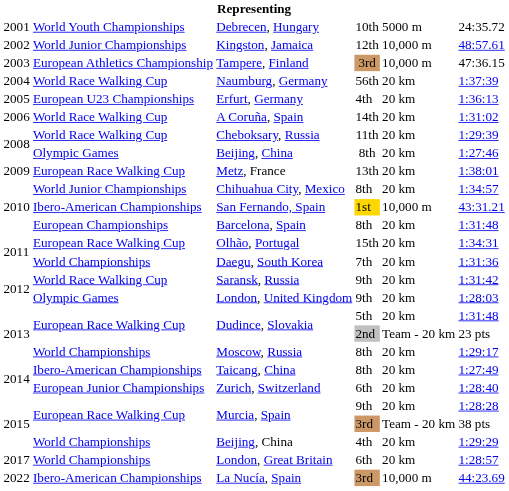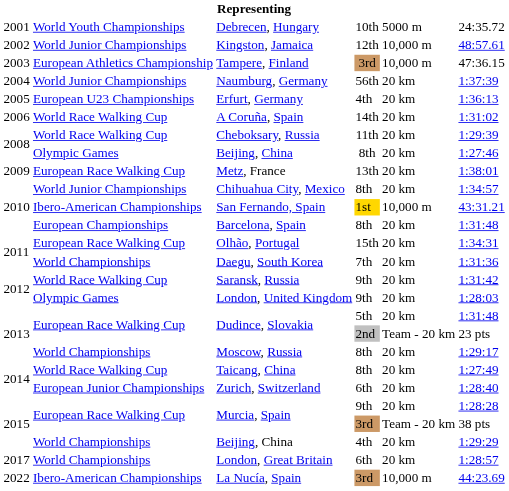(100, 81) World Race Walking Cup -> (110, 81) World Junior Championships
(117, 369) Ibero-American Championships -> (100, 369) World Race Walking Cup
